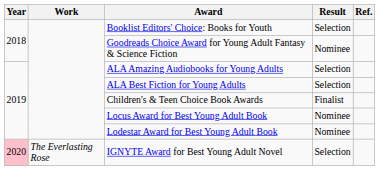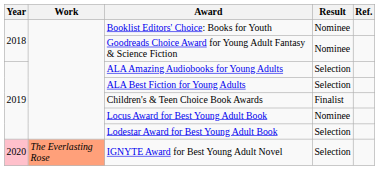(333, 27) Selection -> (332, 27) Nominee
(332, 131) Nominee -> (333, 131) Selection
(62, 152) no background -> (62, 152) lightsalmon background
